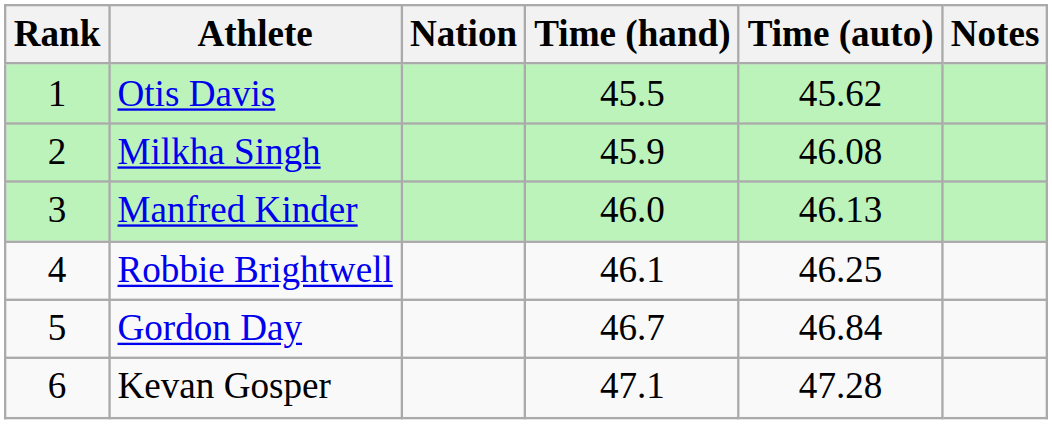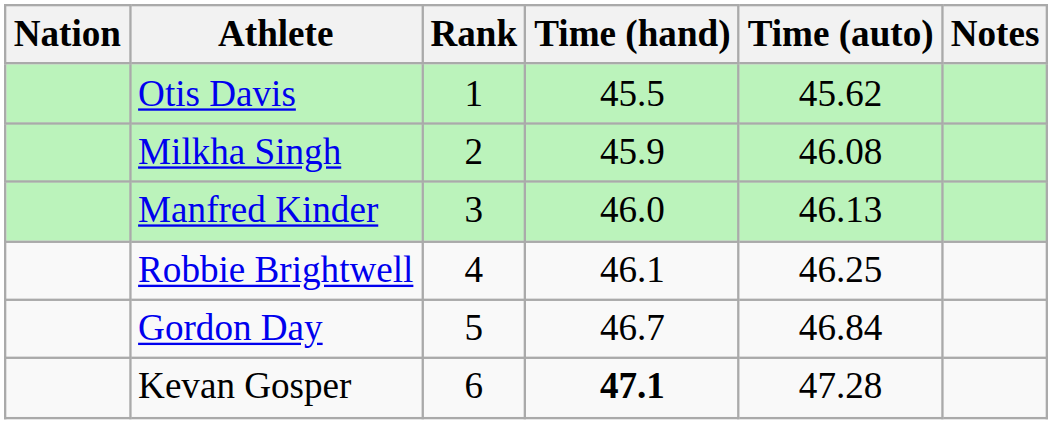columns swapped: (57, 33) <-> (464, 33)
(632, 387) normal -> (632, 387) bold
